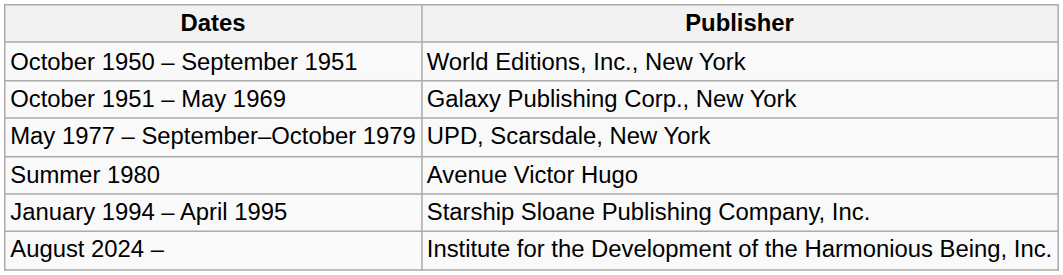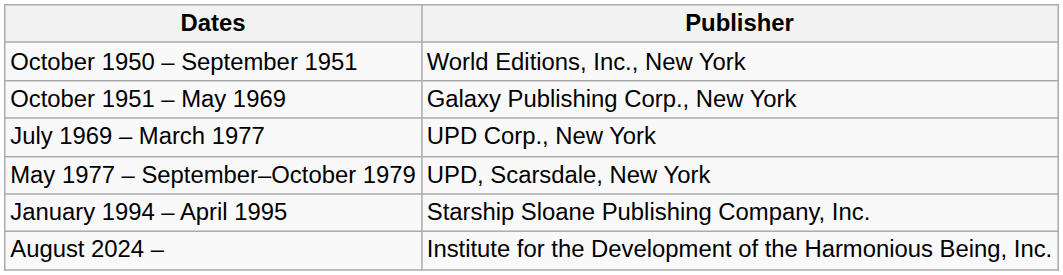+ row: (137, 136)
- row: (85, 174)
